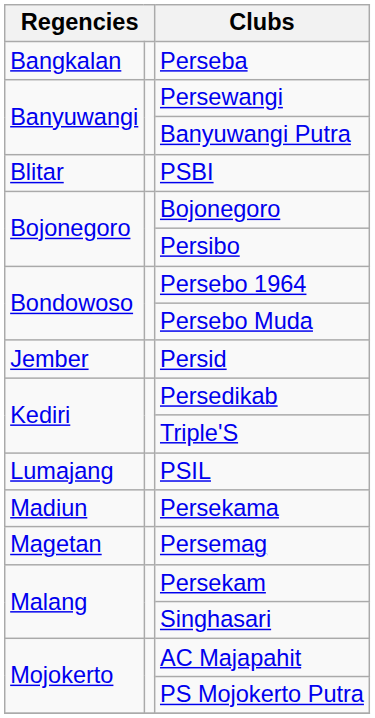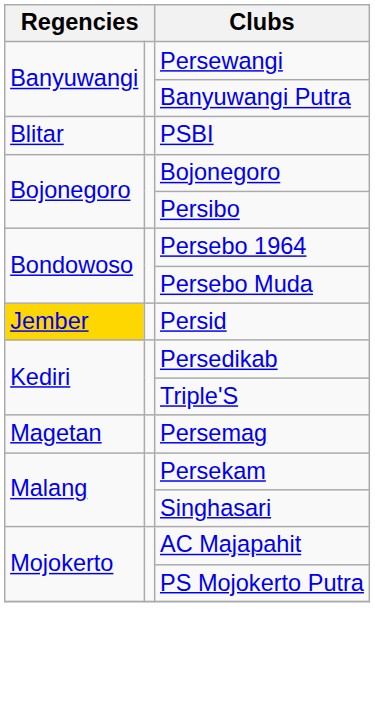- row: (204, 60)
(49, 358) no background -> (49, 321) gold background
- row: (185, 470)
- row: (219, 508)
